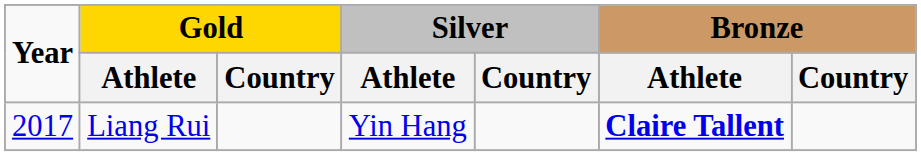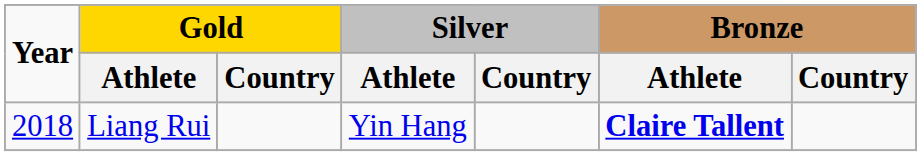(43, 125) 2017 -> (43, 125) 2018
